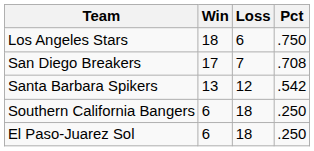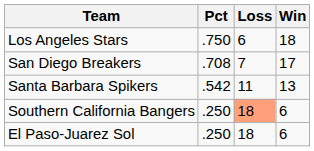columns swapped: (215, 16) <-> (292, 16)
(244, 87) 12 -> (245, 87) 11
(244, 110) no background -> (246, 110) lightsalmon background
